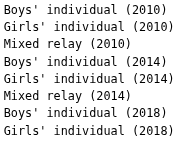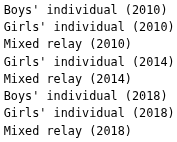- row: (86, 61)
+ row: (68, 131)
